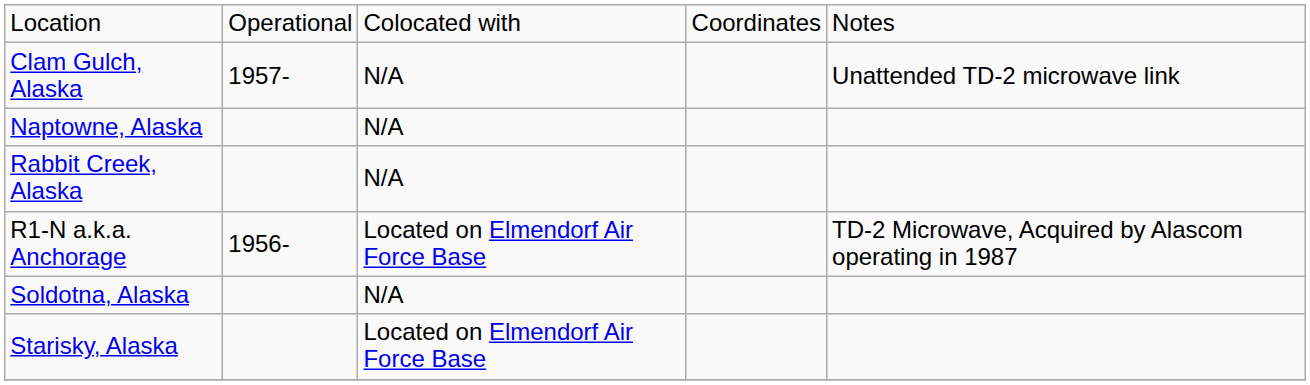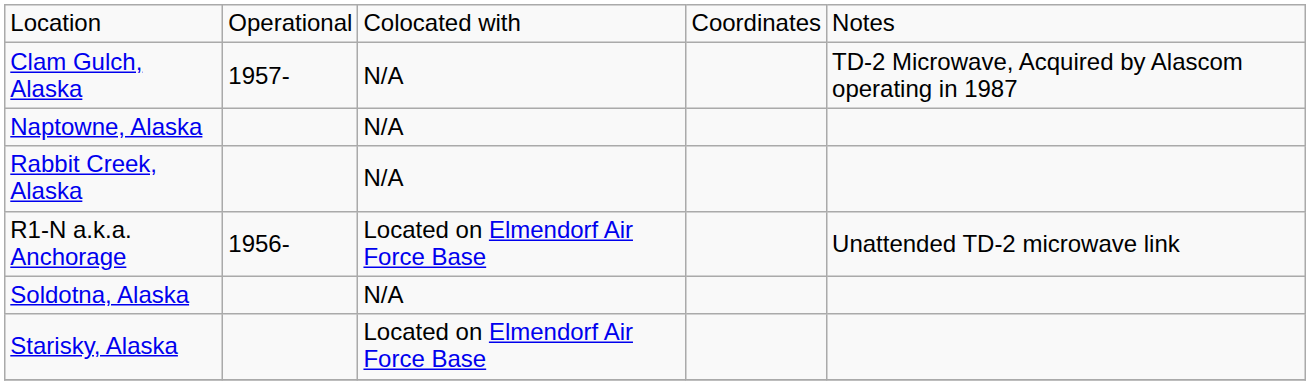(1006, 75) Unattended TD-2 microwave link -> (1037, 75) TD-2 Microwave, Acquired by Alascom operating in 1987
(1037, 243) TD-2 Microwave, Acquired by Alascom operating in 1987 -> (1006, 243) Unattended TD-2 microwave link
